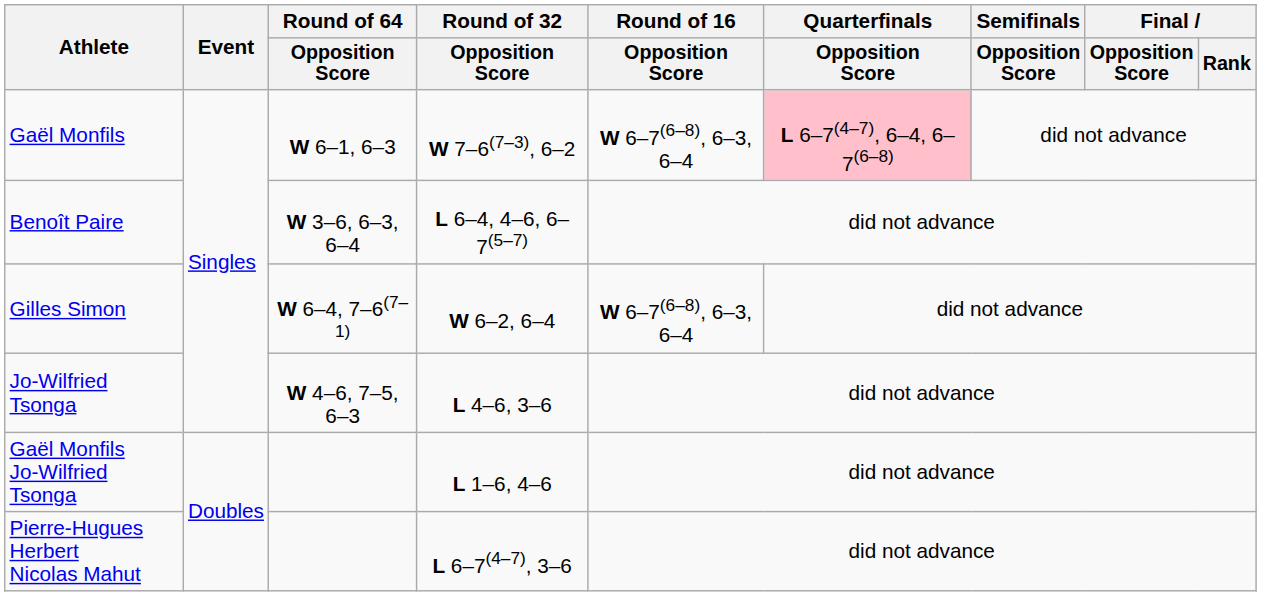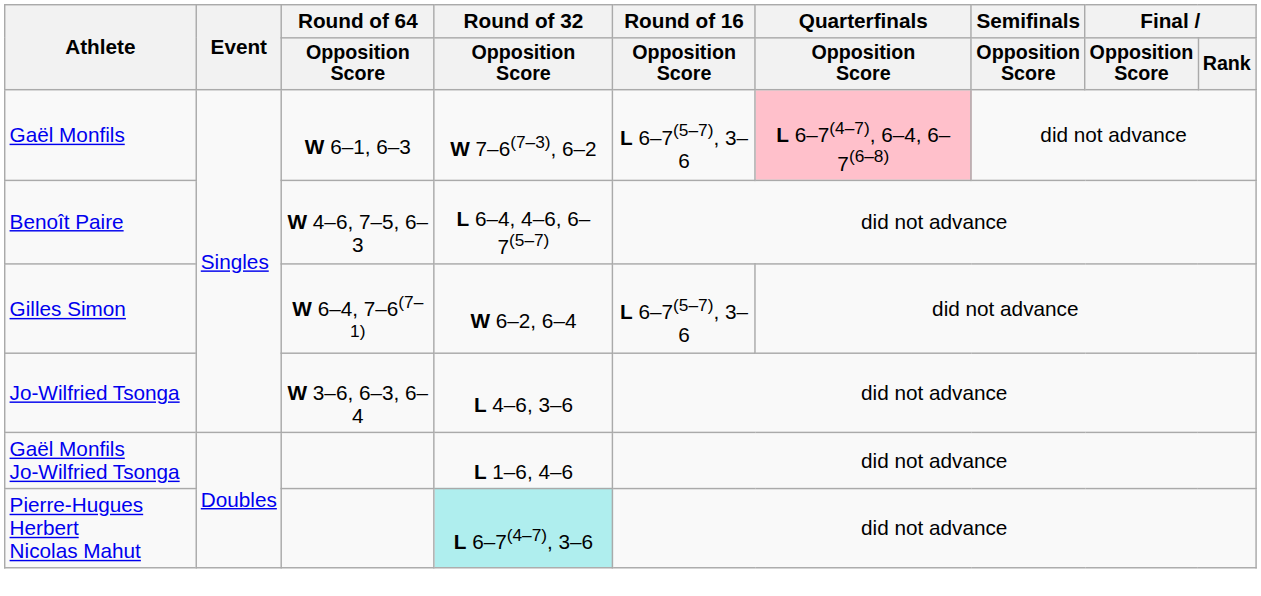(676, 147) W 6–7(6–8), 6–3, 6–4 -> (684, 147) L 6–7(5–7), 3–6
(343, 234) W 3–6, 6–3, 6–4 -> (358, 234) W 4–6, 7–5, 6–3
(676, 321) W 6–7(6–8), 6–3, 6–4 -> (684, 321) L 6–7(5–7), 3–6
(343, 405) W 4–6, 7–5, 6–3 -> (358, 405) W 3–6, 6–3, 6–4
(502, 563) no background -> (523, 540) paleturquoise background
